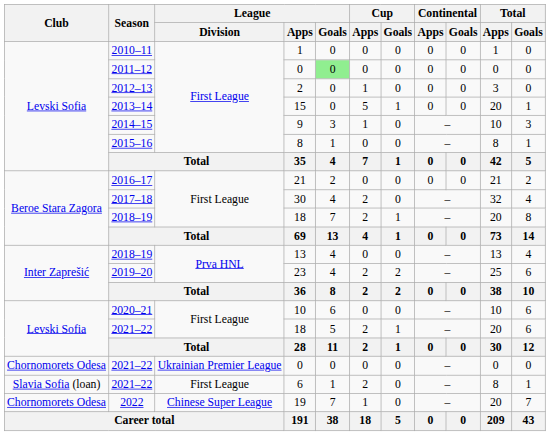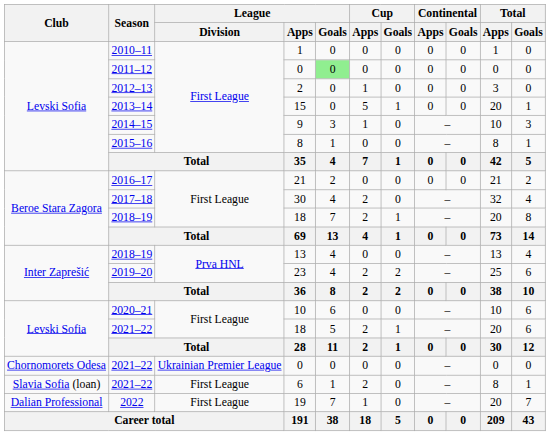(57, 402) Chornomorets Odesa -> (57, 402) Dalian Professional
(220, 402) Chinese Super League -> (220, 402) First League
